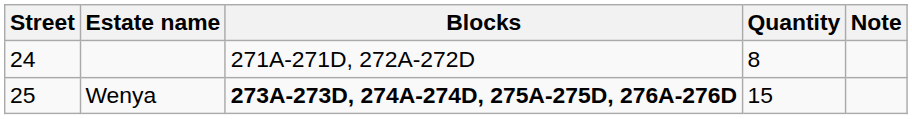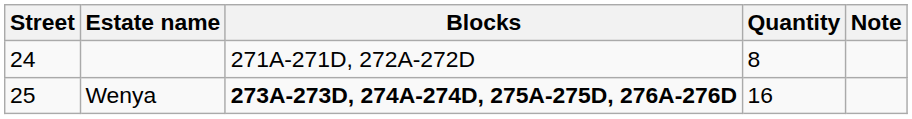(760, 95) 15 -> (760, 95) 16
